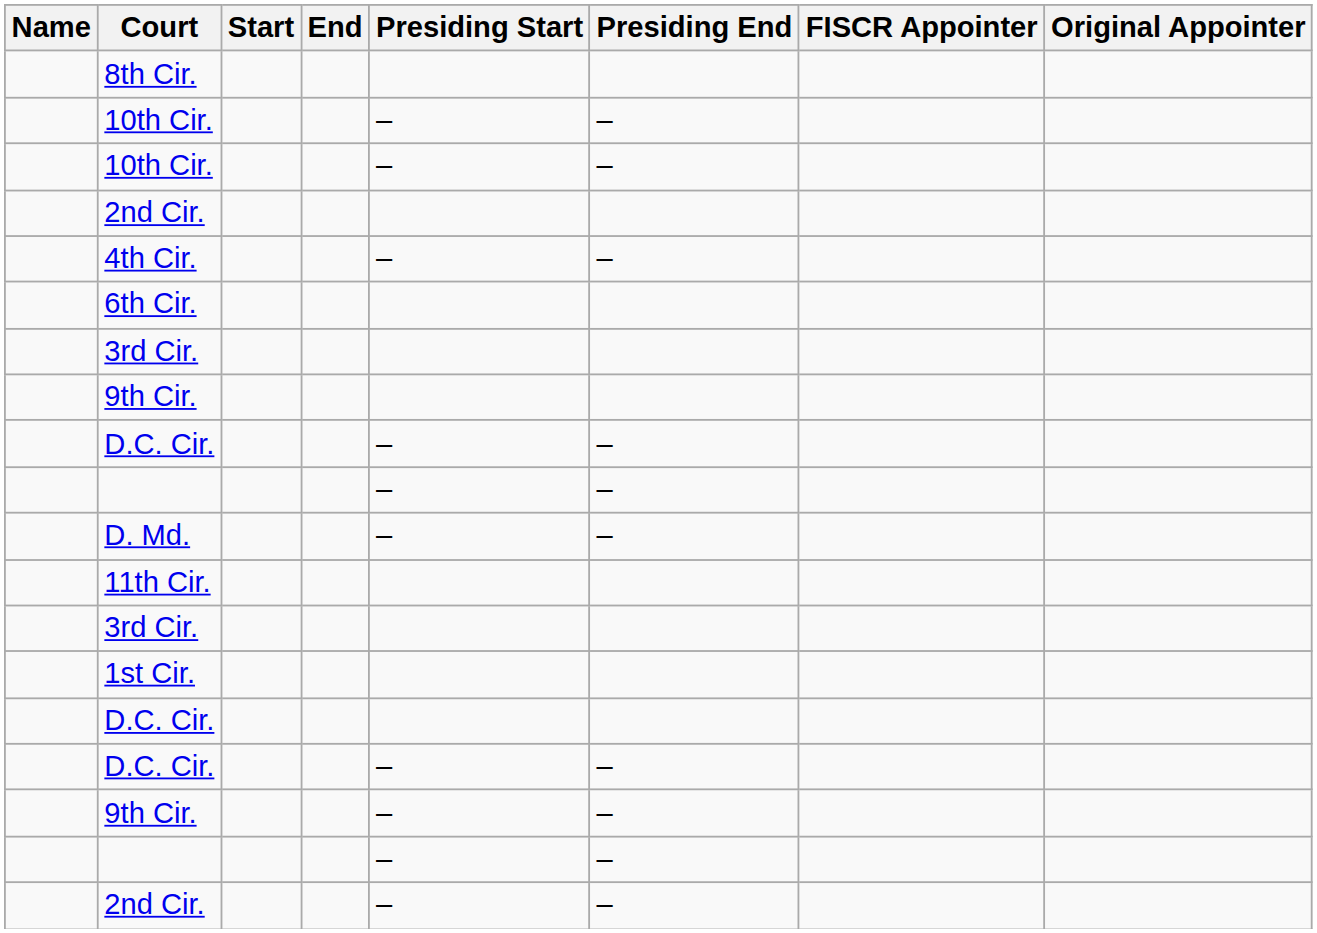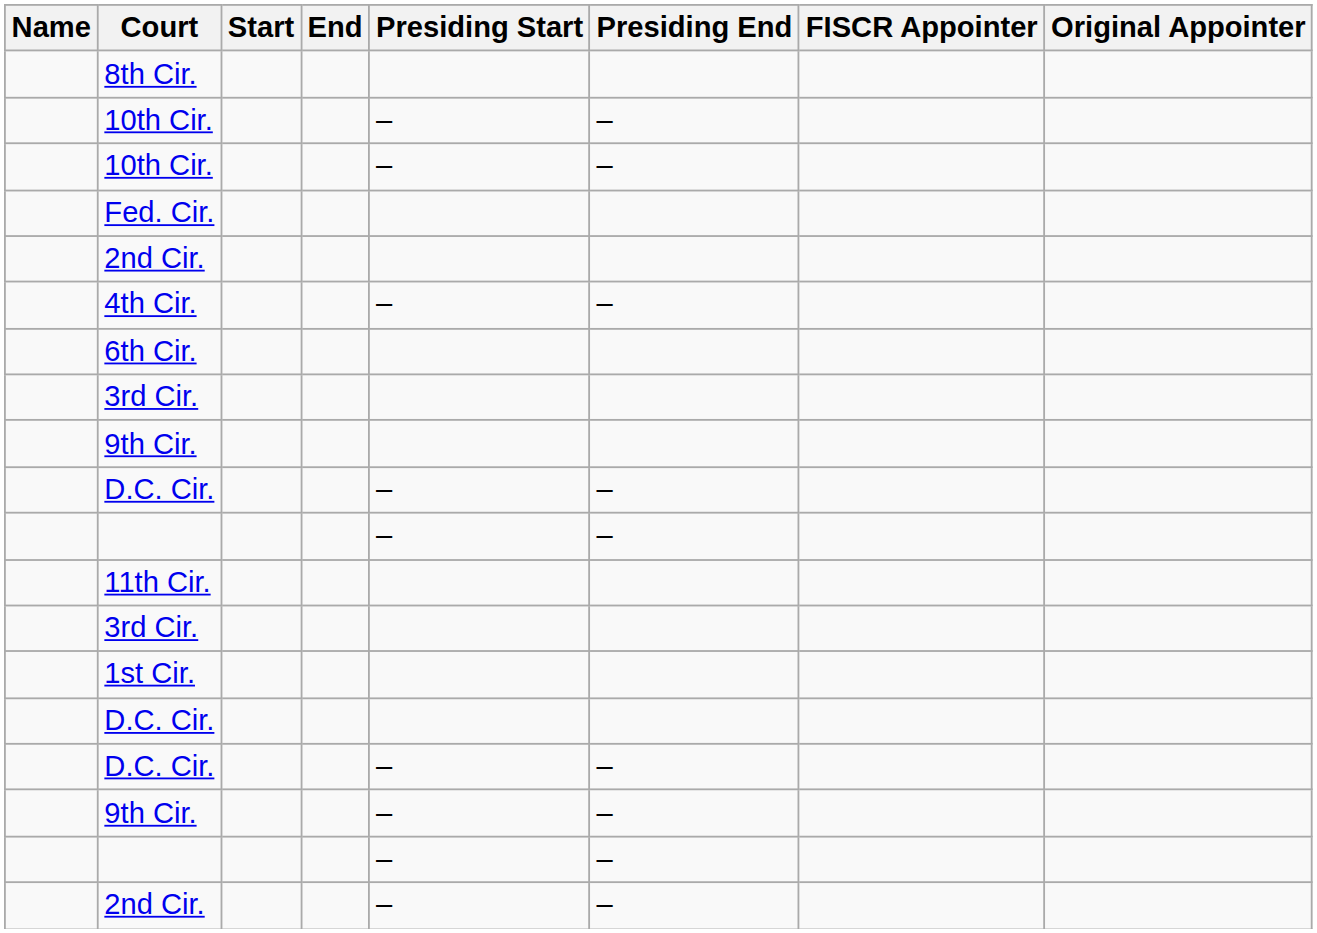+ row: (51, 213)
- row: (51, 536)
